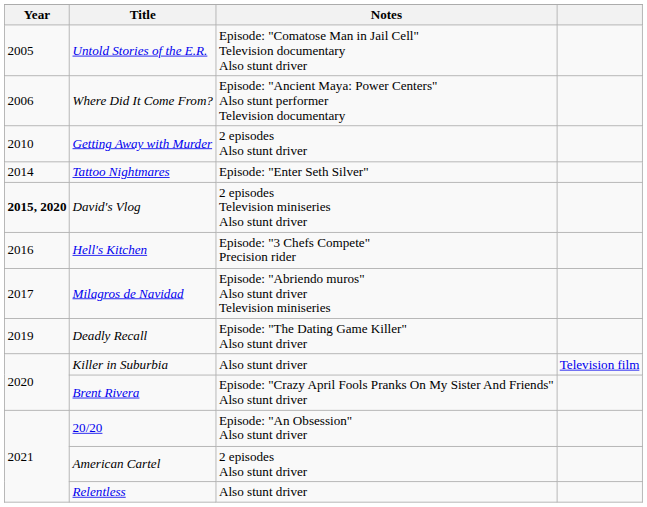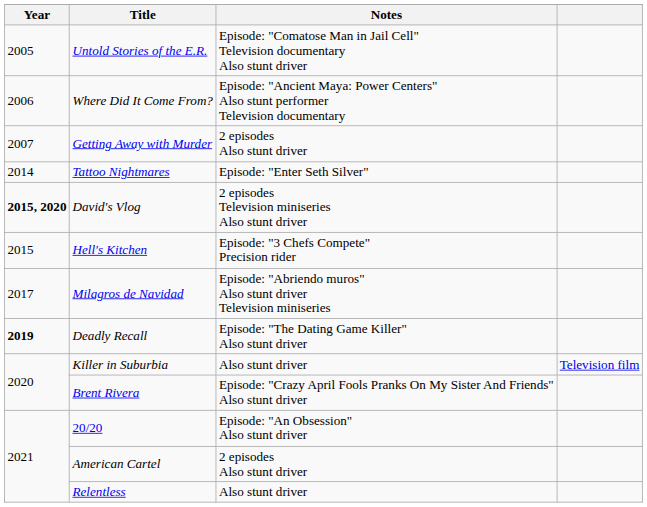(21, 143) 2010 -> (21, 143) 2007
(21, 250) 2016 -> (21, 250) 2015
(21, 336) normal -> (21, 336) bold
